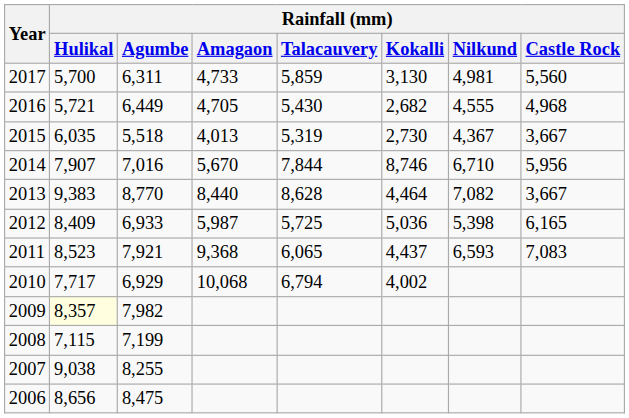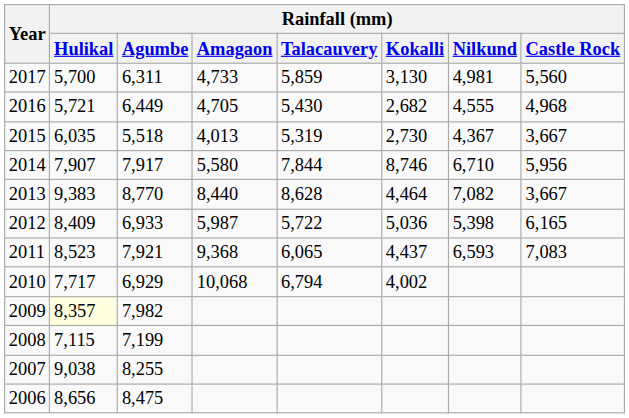(143, 164) 7,016 -> (143, 164) 7,917
(218, 164) 5,670 -> (218, 164) 5,580
(302, 223) 5,725 -> (302, 223) 5,722
